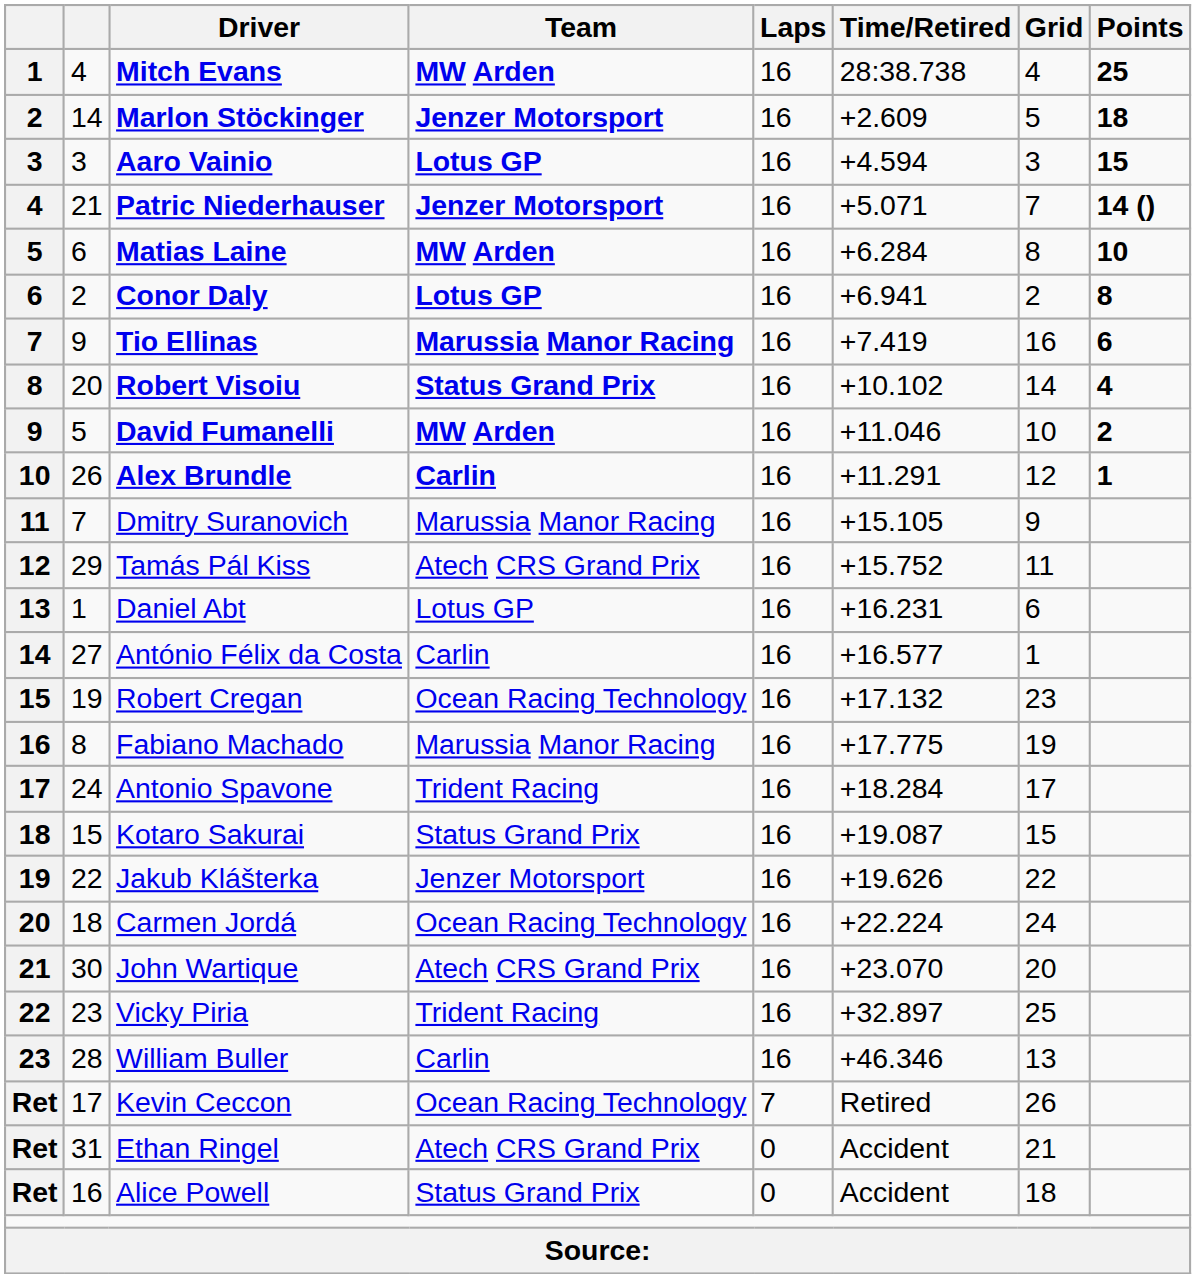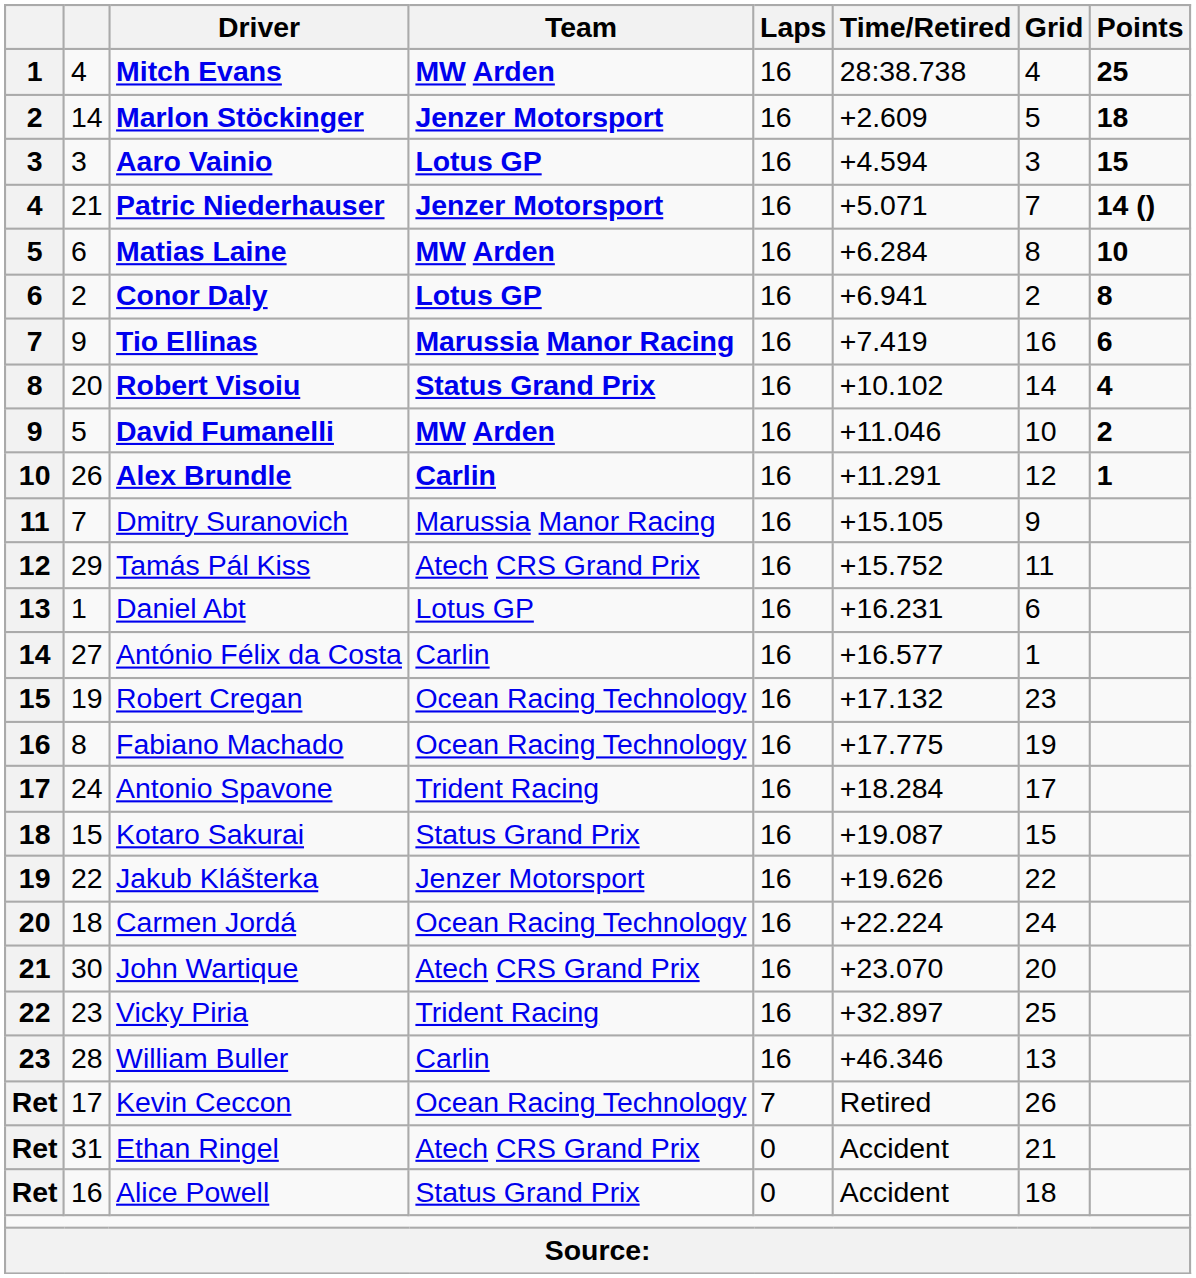(565, 744) Marussia Manor Racing -> (581, 744) Ocean Racing Technology
